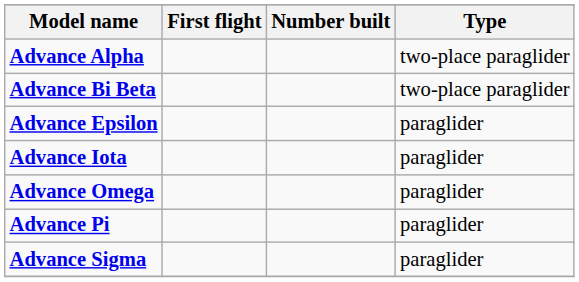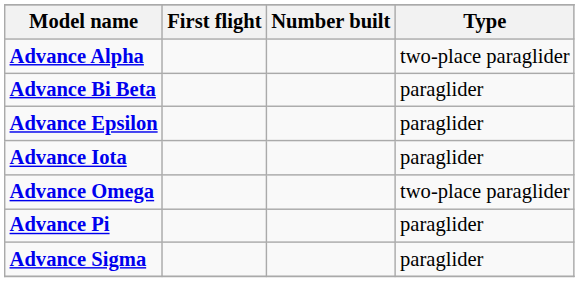(485, 89) two-place paraglider -> (442, 89) paraglider
(442, 191) paraglider -> (485, 191) two-place paraglider
